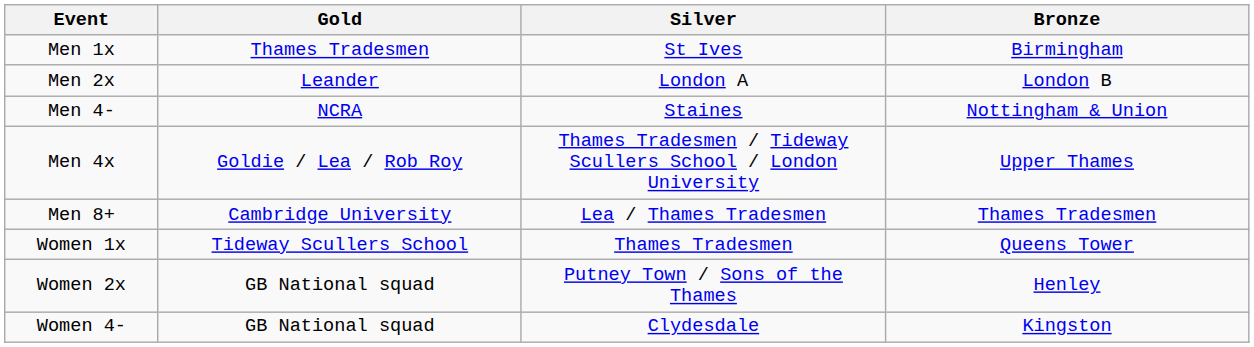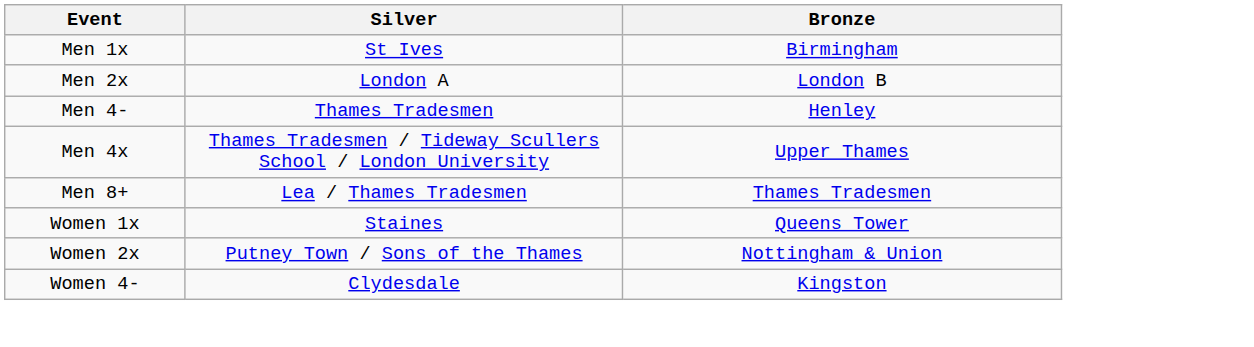- column: (340, 20)
(703, 111) Staines -> (404, 111) Thames Tradesmen
(1067, 111) Nottingham & Union -> (842, 111) Henley
(703, 245) Thames Tradesmen -> (404, 223) Staines
(1067, 286) Henley -> (842, 253) Nottingham & Union
